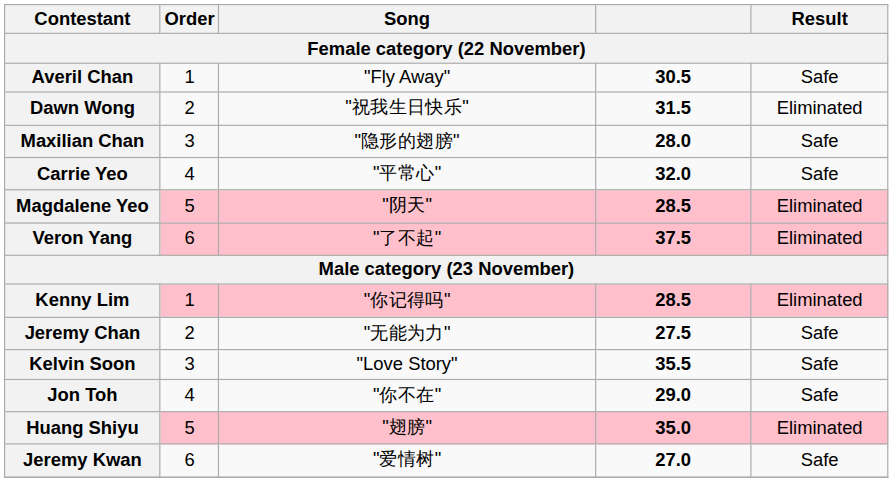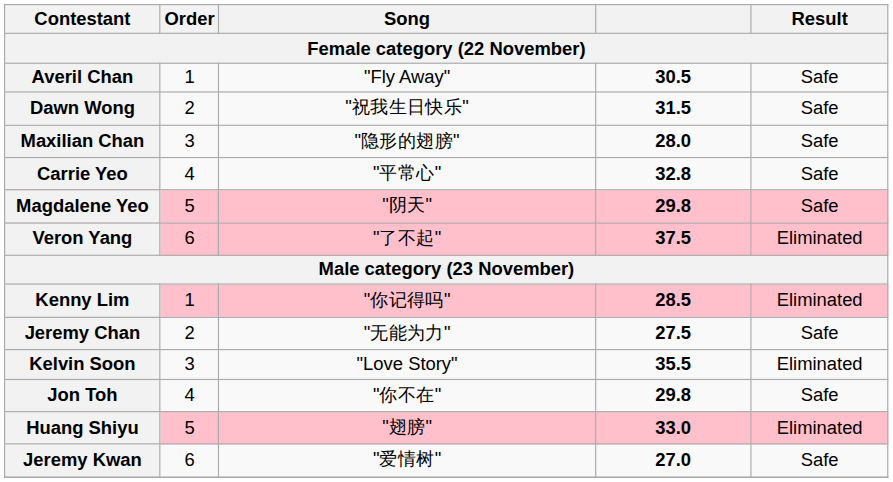(820, 108) Eliminated -> (820, 108) Safe
(673, 173) 32.0 -> (673, 173) 32.8
(673, 206) 28.5 -> (673, 206) 29.8
(820, 206) Eliminated -> (820, 206) Safe
(820, 364) Safe -> (820, 364) Eliminated
(673, 395) 29.0 -> (673, 395) 29.8
(673, 427) 35.0 -> (673, 427) 33.0
